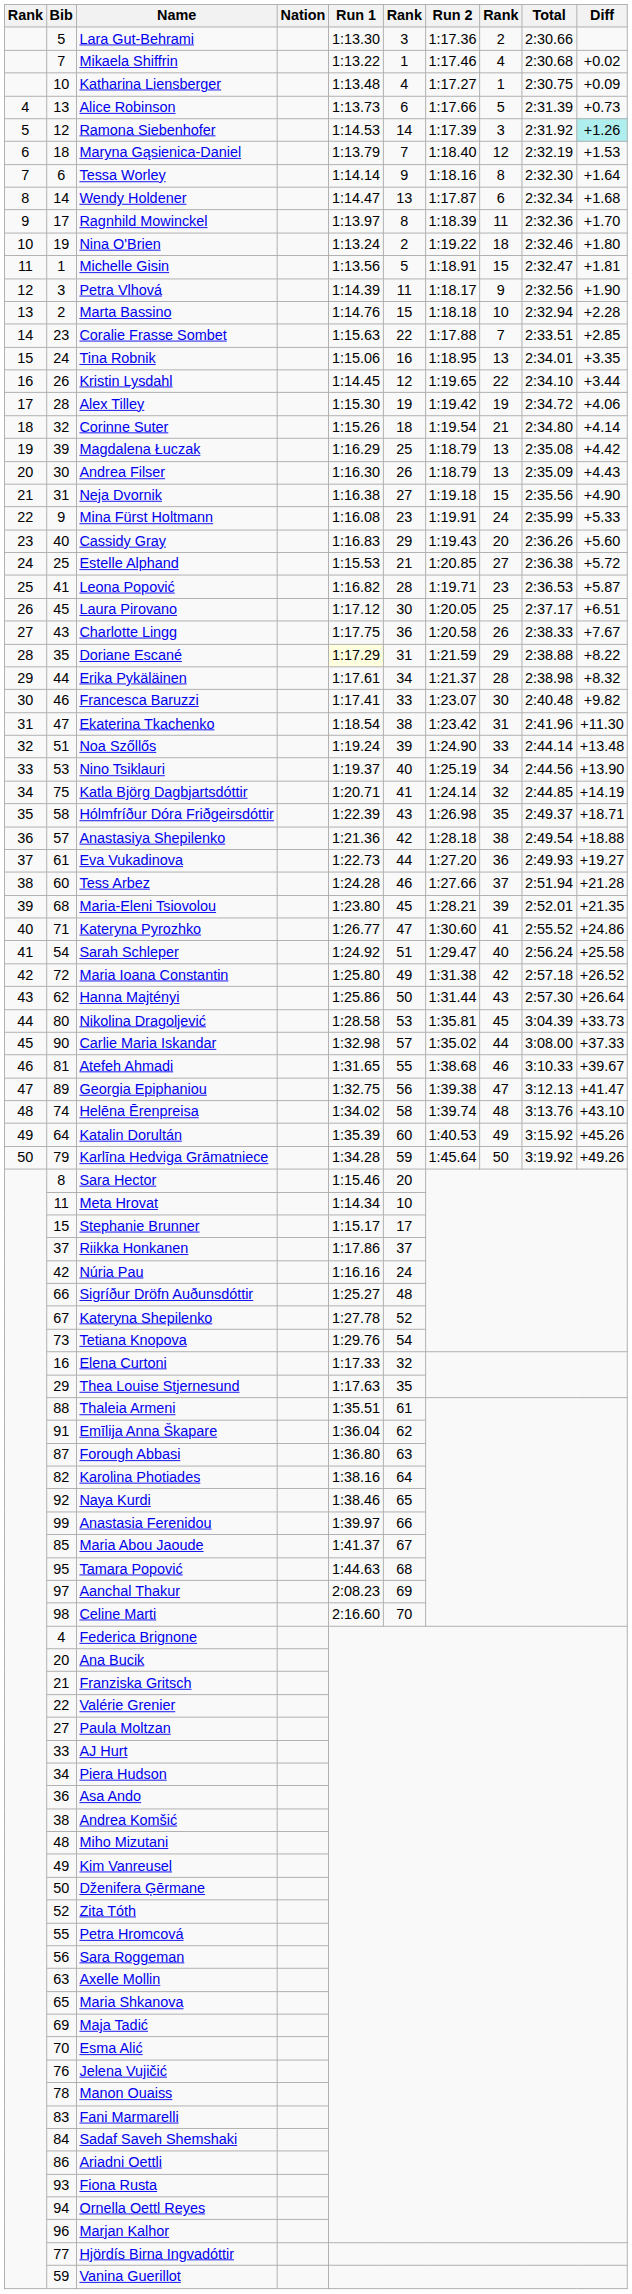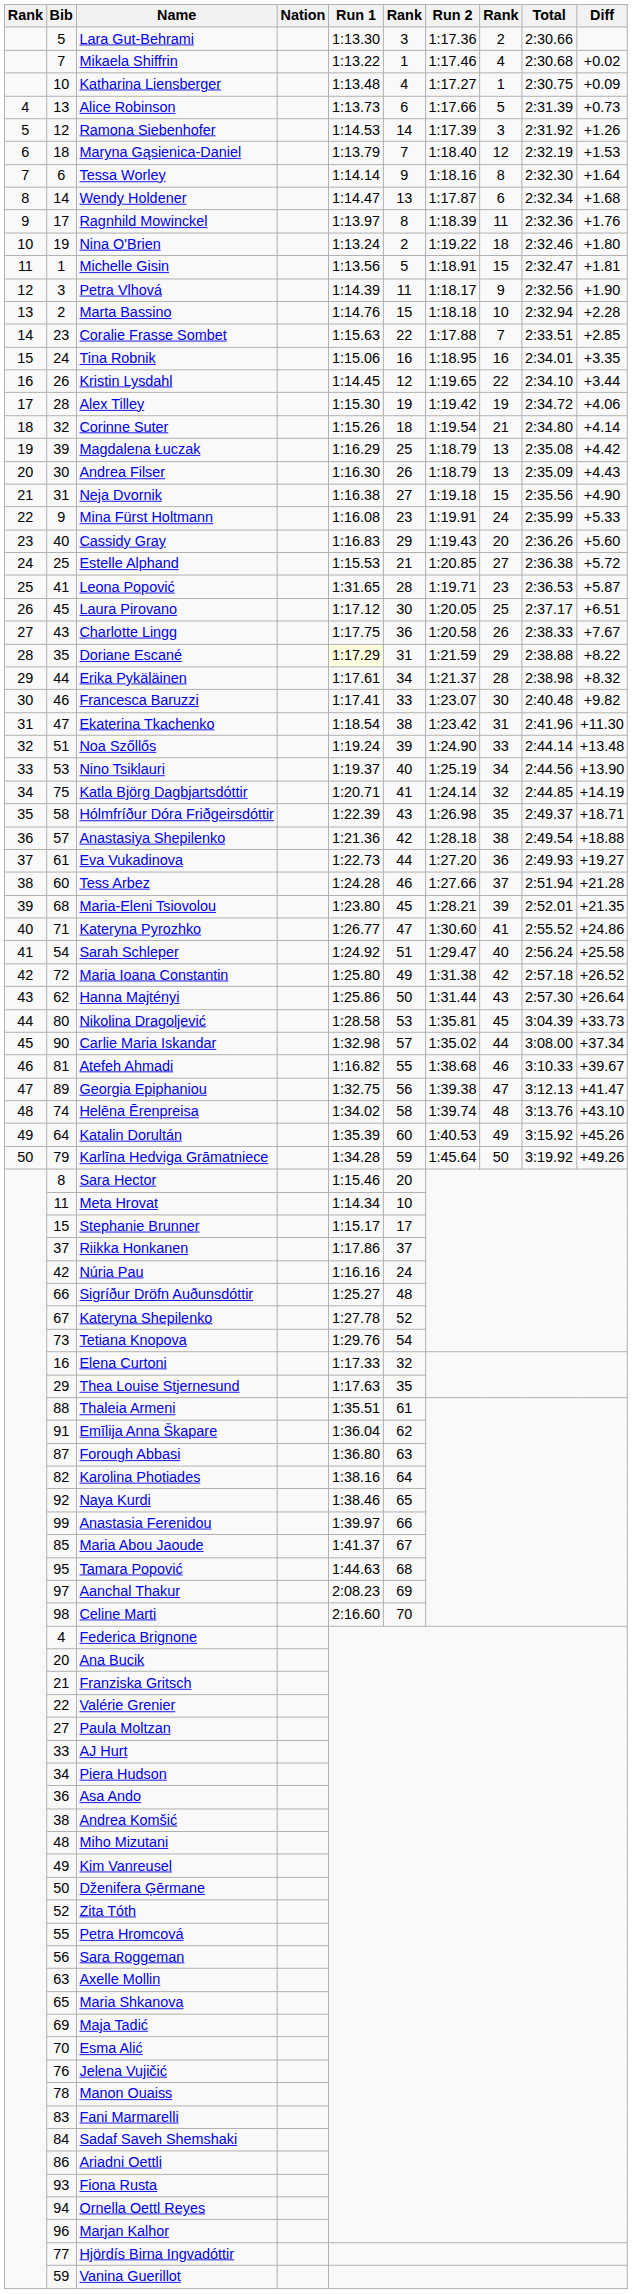(602, 130) paleturquoise background -> (602, 130) no background
(602, 221) +1.70 -> (602, 221) +1.76
(501, 358) 13 -> (501, 358) 16
(356, 586) 1:16.82 -> (356, 586) 1:31.65
(602, 1043) +37.33 -> (602, 1043) +37.34
(356, 1066) 1:31.65 -> (356, 1066) 1:16.82
